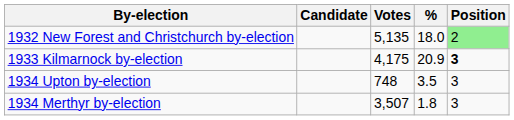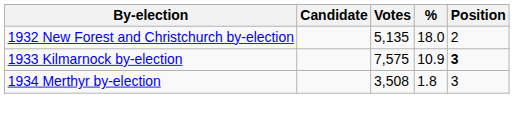(455, 37) lightgreen background -> (455, 37) no background
(391, 59) 4,175 -> (391, 59) 7,575
(431, 59) 20.9 -> (431, 59) 10.9
- row: (79, 81)
(391, 103) 3,507 -> (391, 81) 3,508
